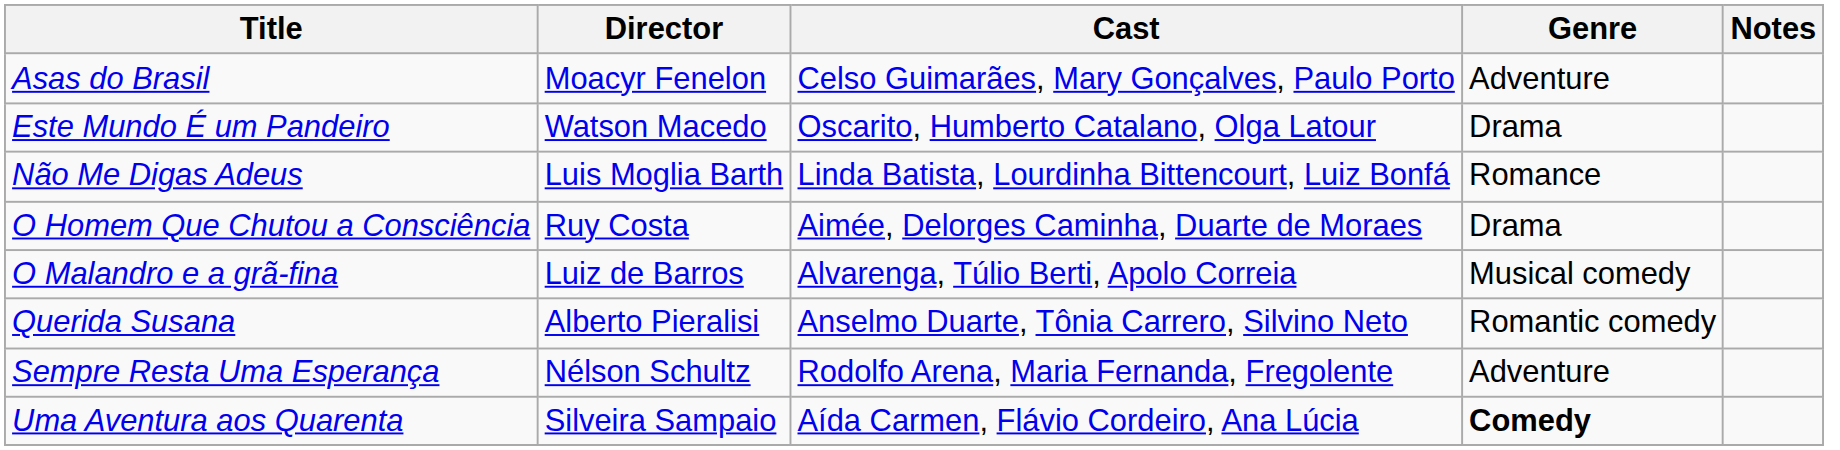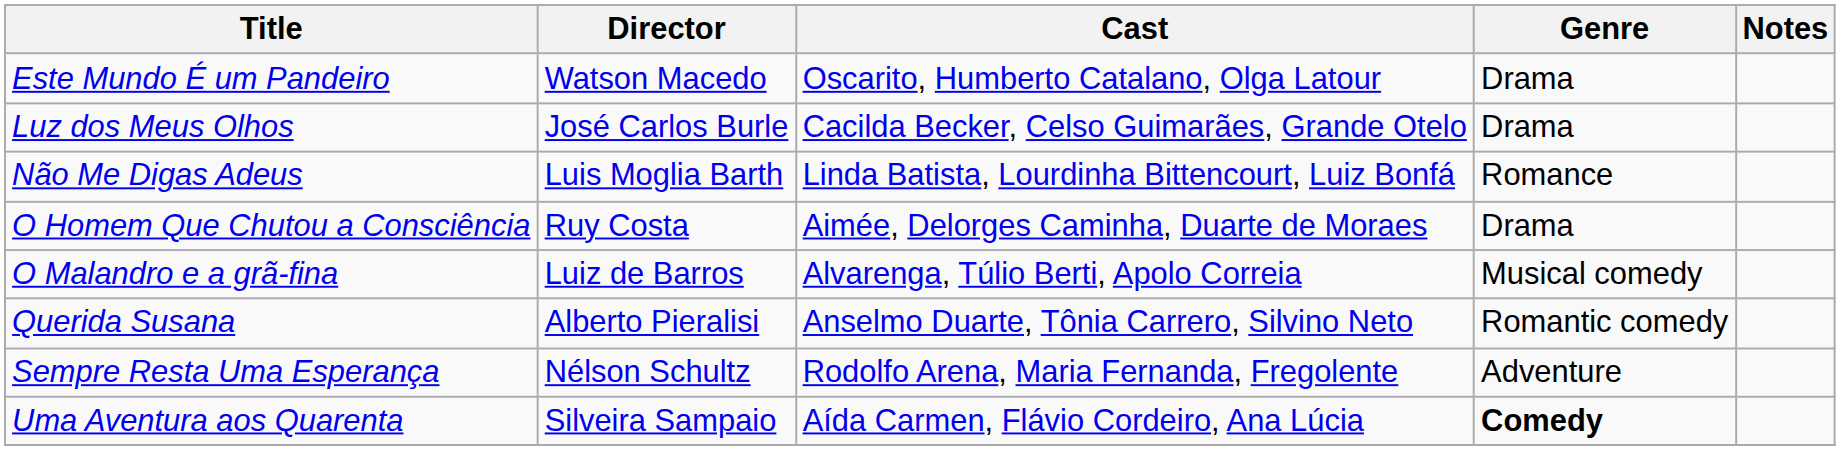- row: (111, 77)
+ row: (153, 126)
